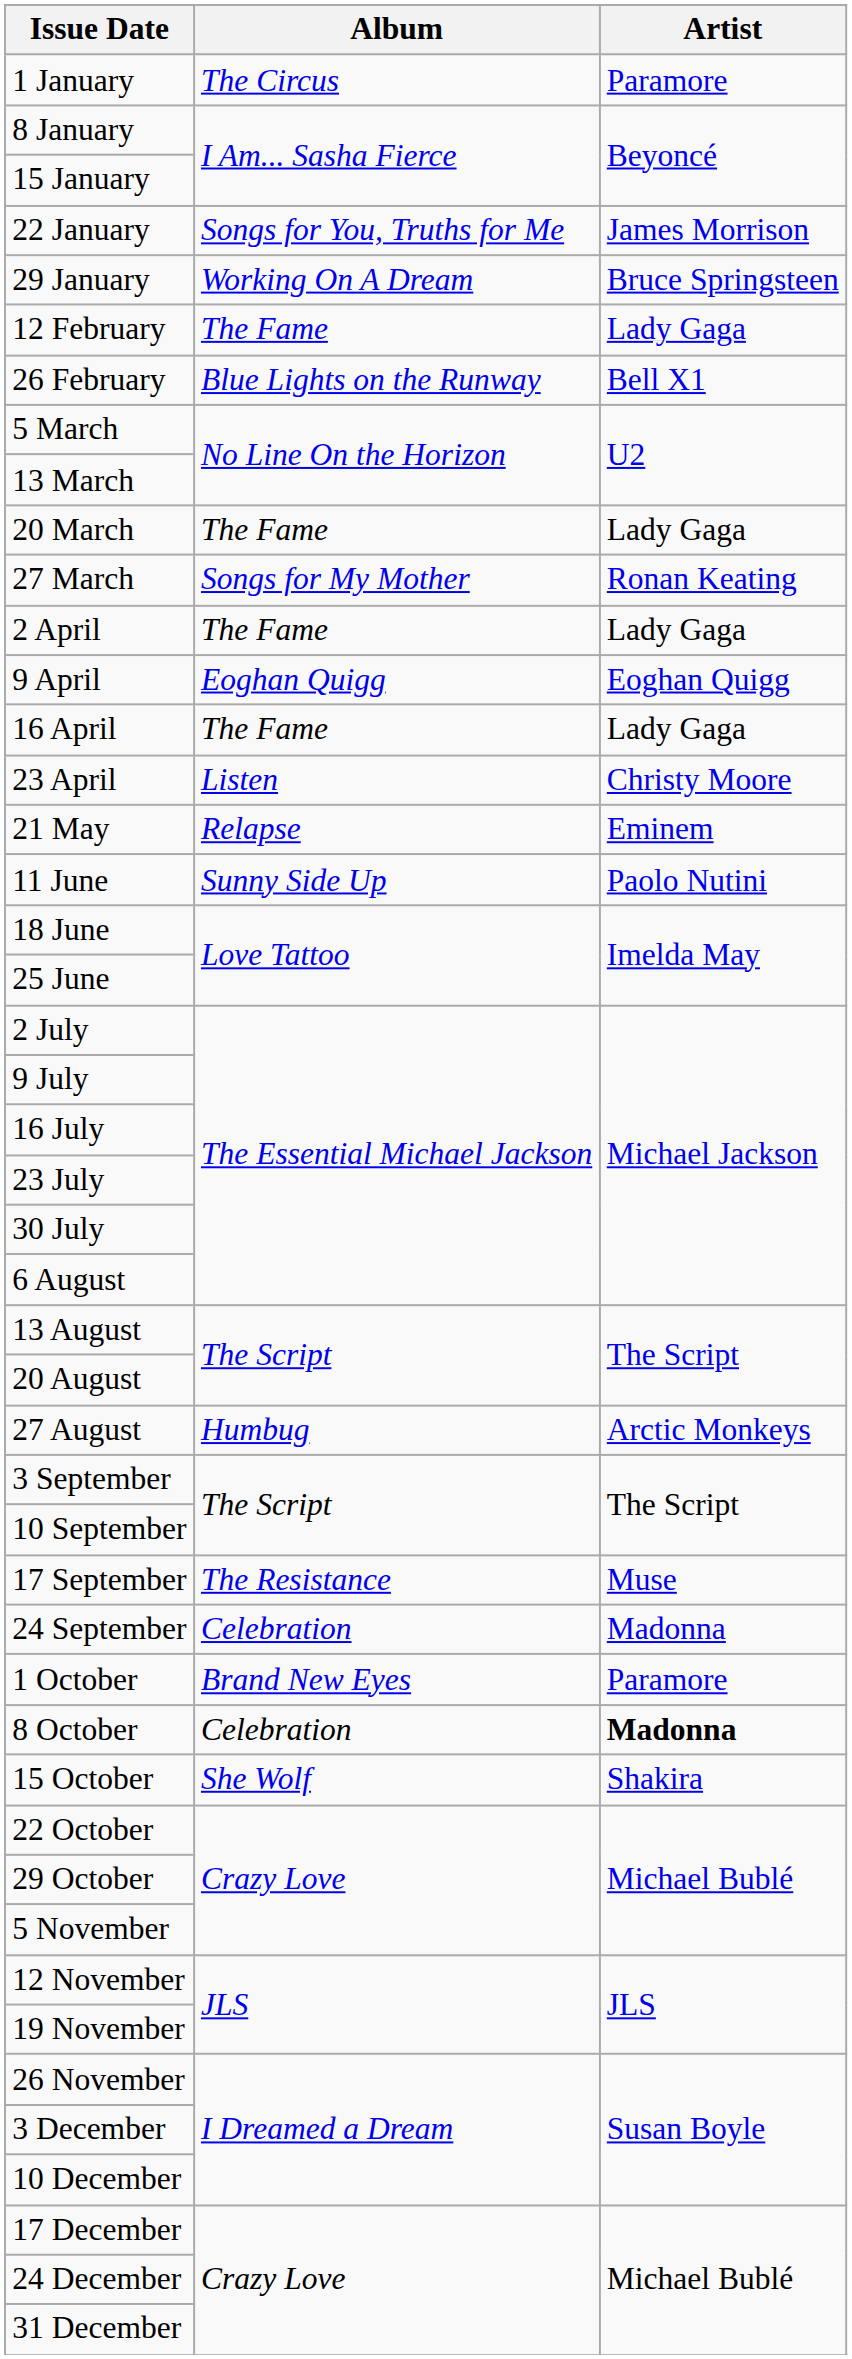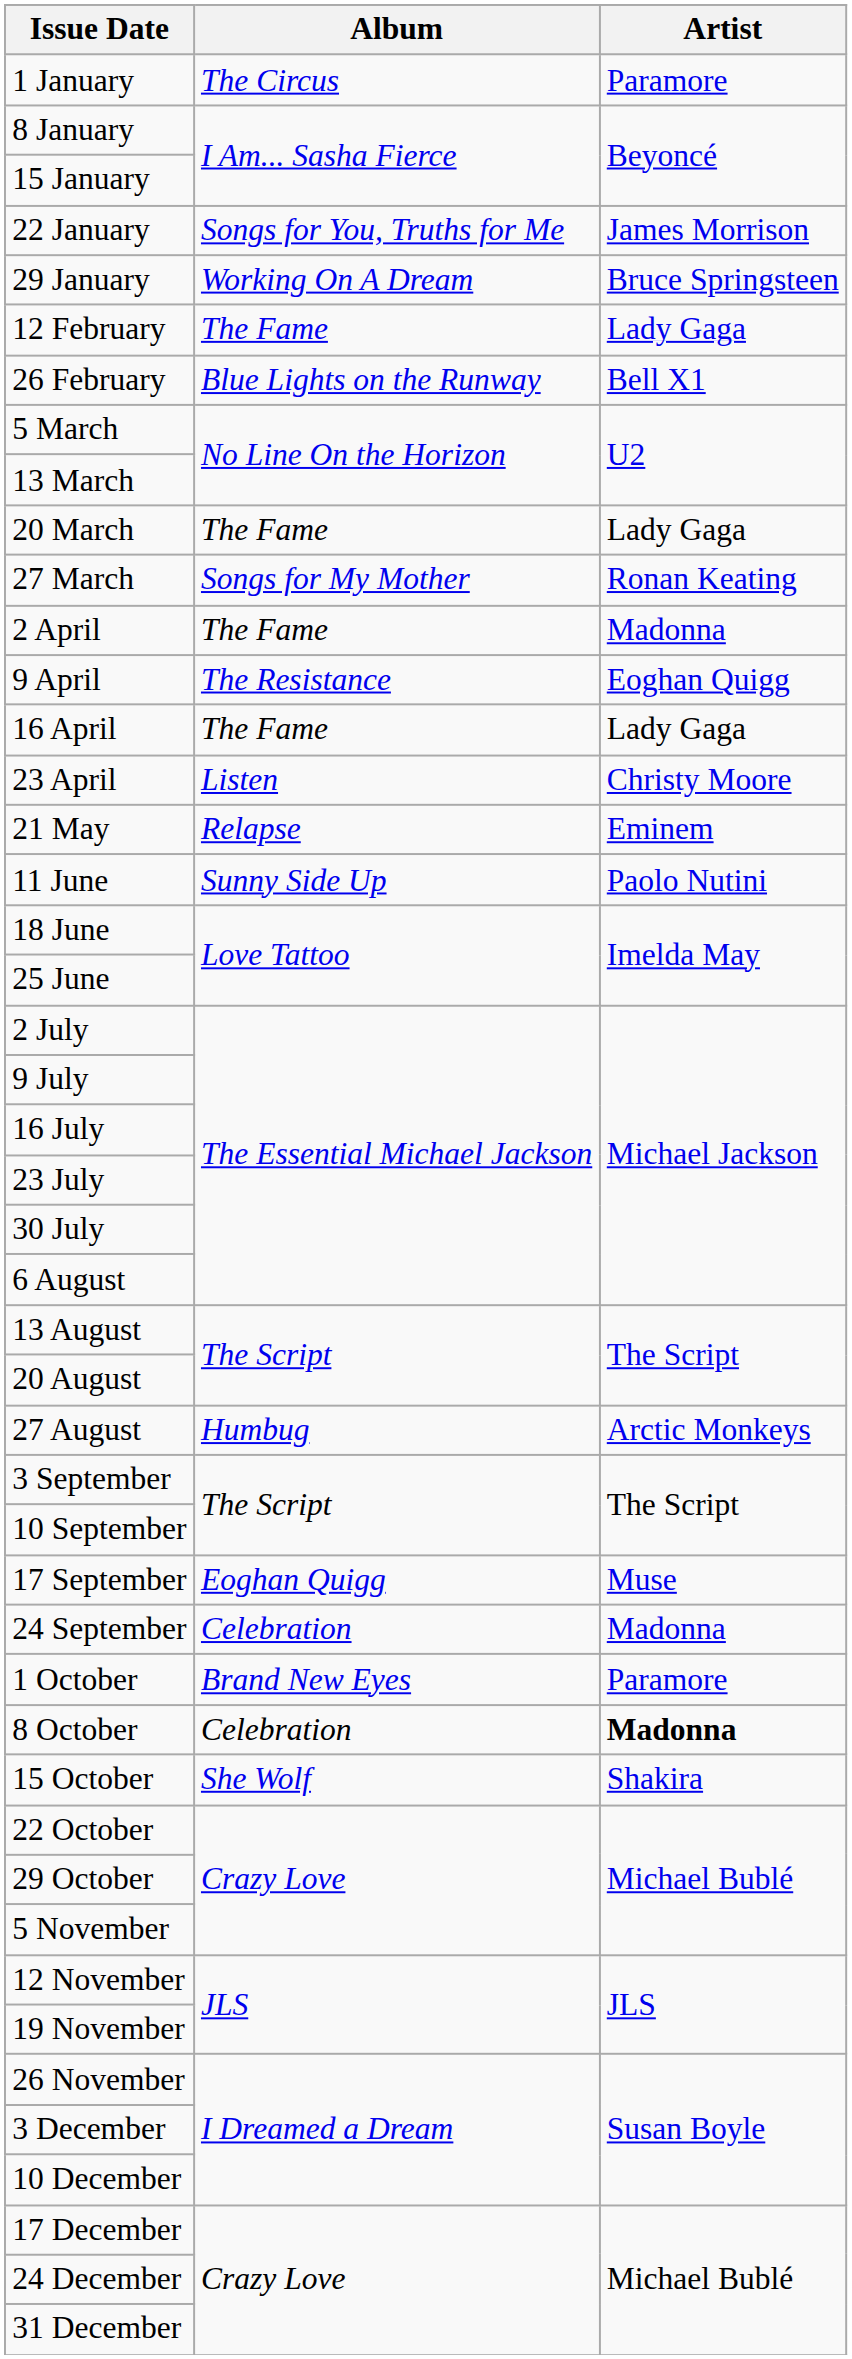(676, 629) Lady Gaga -> (666, 629) Madonna
(293, 679) Eoghan Quigg -> (296, 679) The Resistance
(296, 1579) The Resistance -> (293, 1579) Eoghan Quigg
